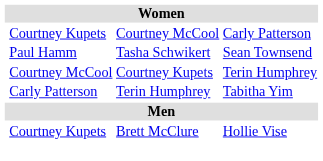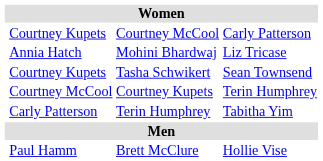+ row: (166, 52)
(43, 52) Paul Hamm -> (58, 72) Courtney Kupets
(58, 131) Courtney Kupets -> (43, 150) Paul Hamm
